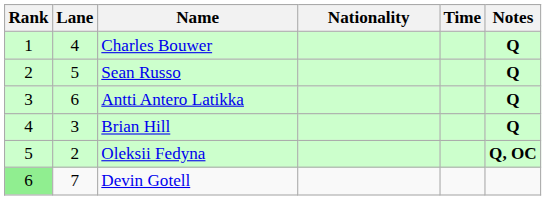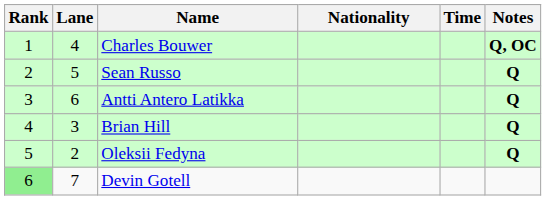(513, 45) Q -> (513, 45) Q, OC
(513, 153) Q, OC -> (513, 153) Q
